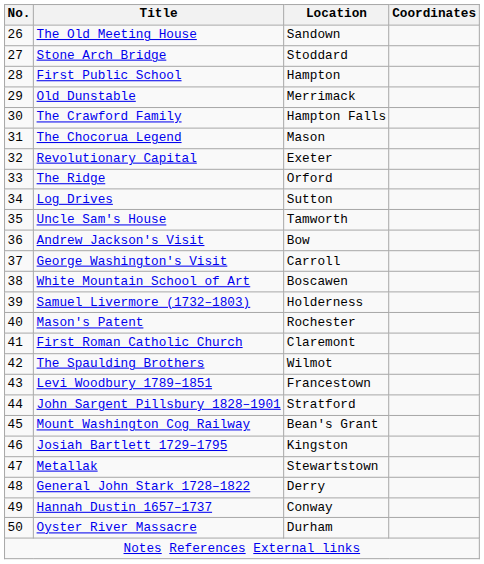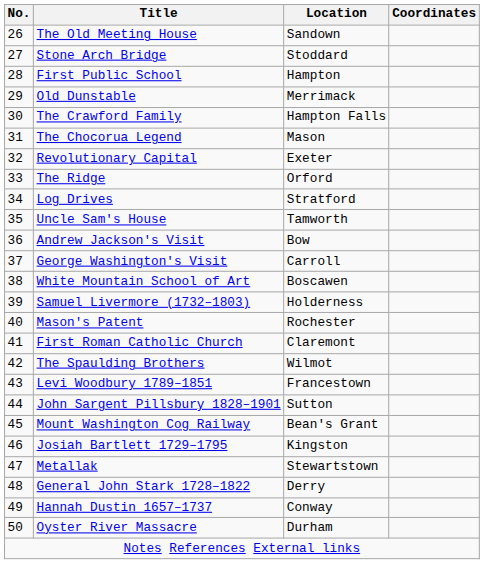(310, 200) Sutton -> (321, 200) Stratford
(321, 405) Stratford -> (310, 405) Sutton
